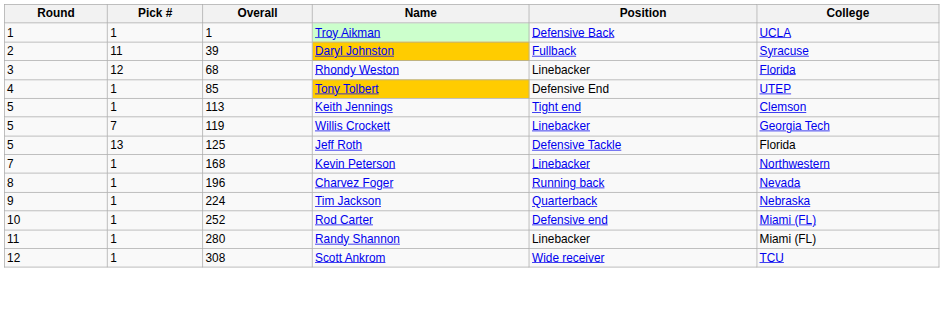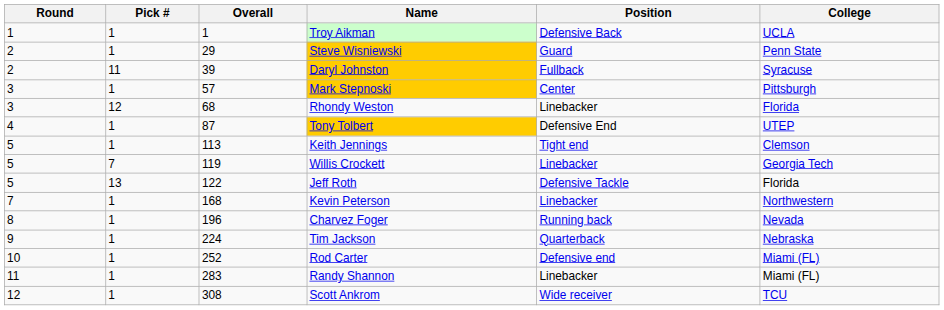+ row: (355, 51)
+ row: (350, 88)
(212, 88) 85 -> (208, 126) 87
(215, 145) 125 -> (212, 182) 122
(215, 239) 280 -> (212, 276) 283
